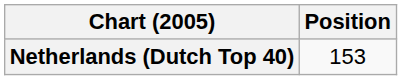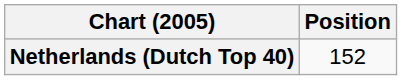(348, 56) 153 -> (348, 56) 152
